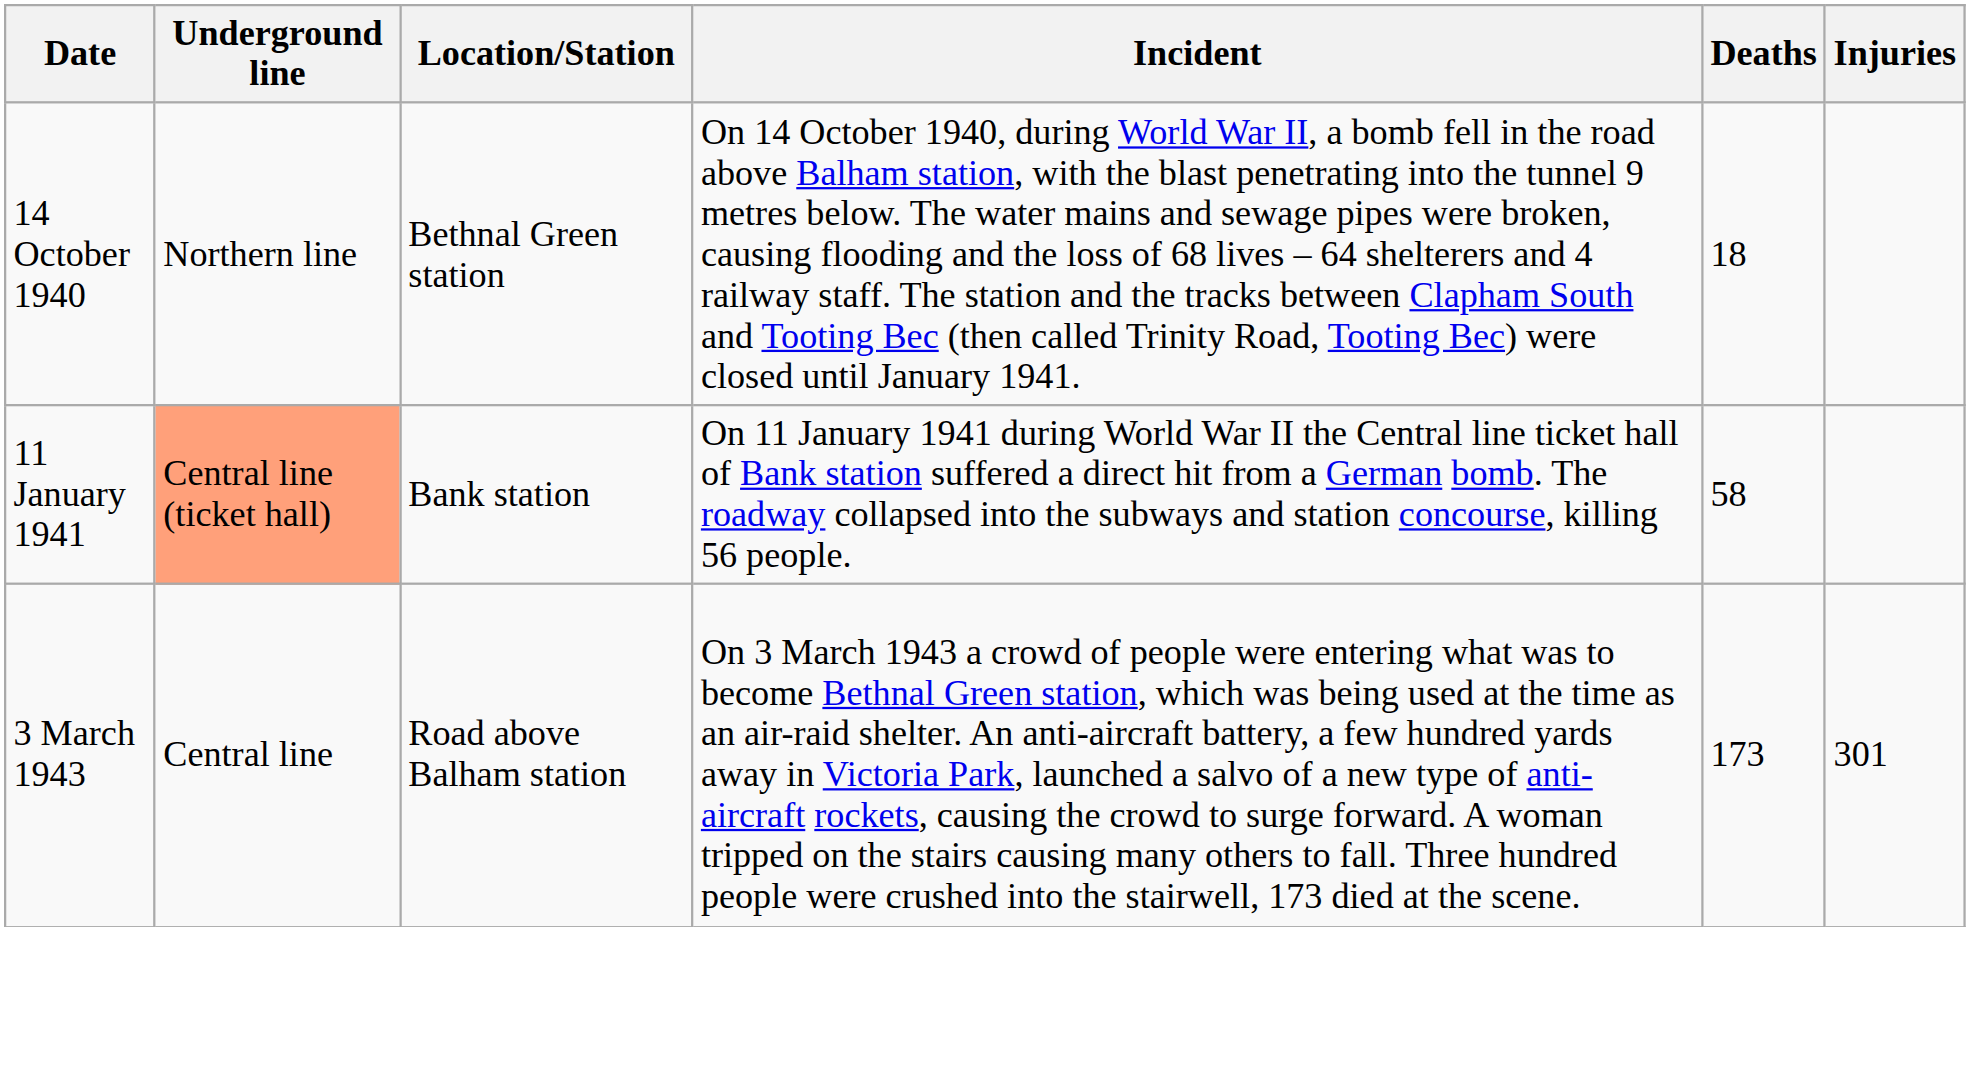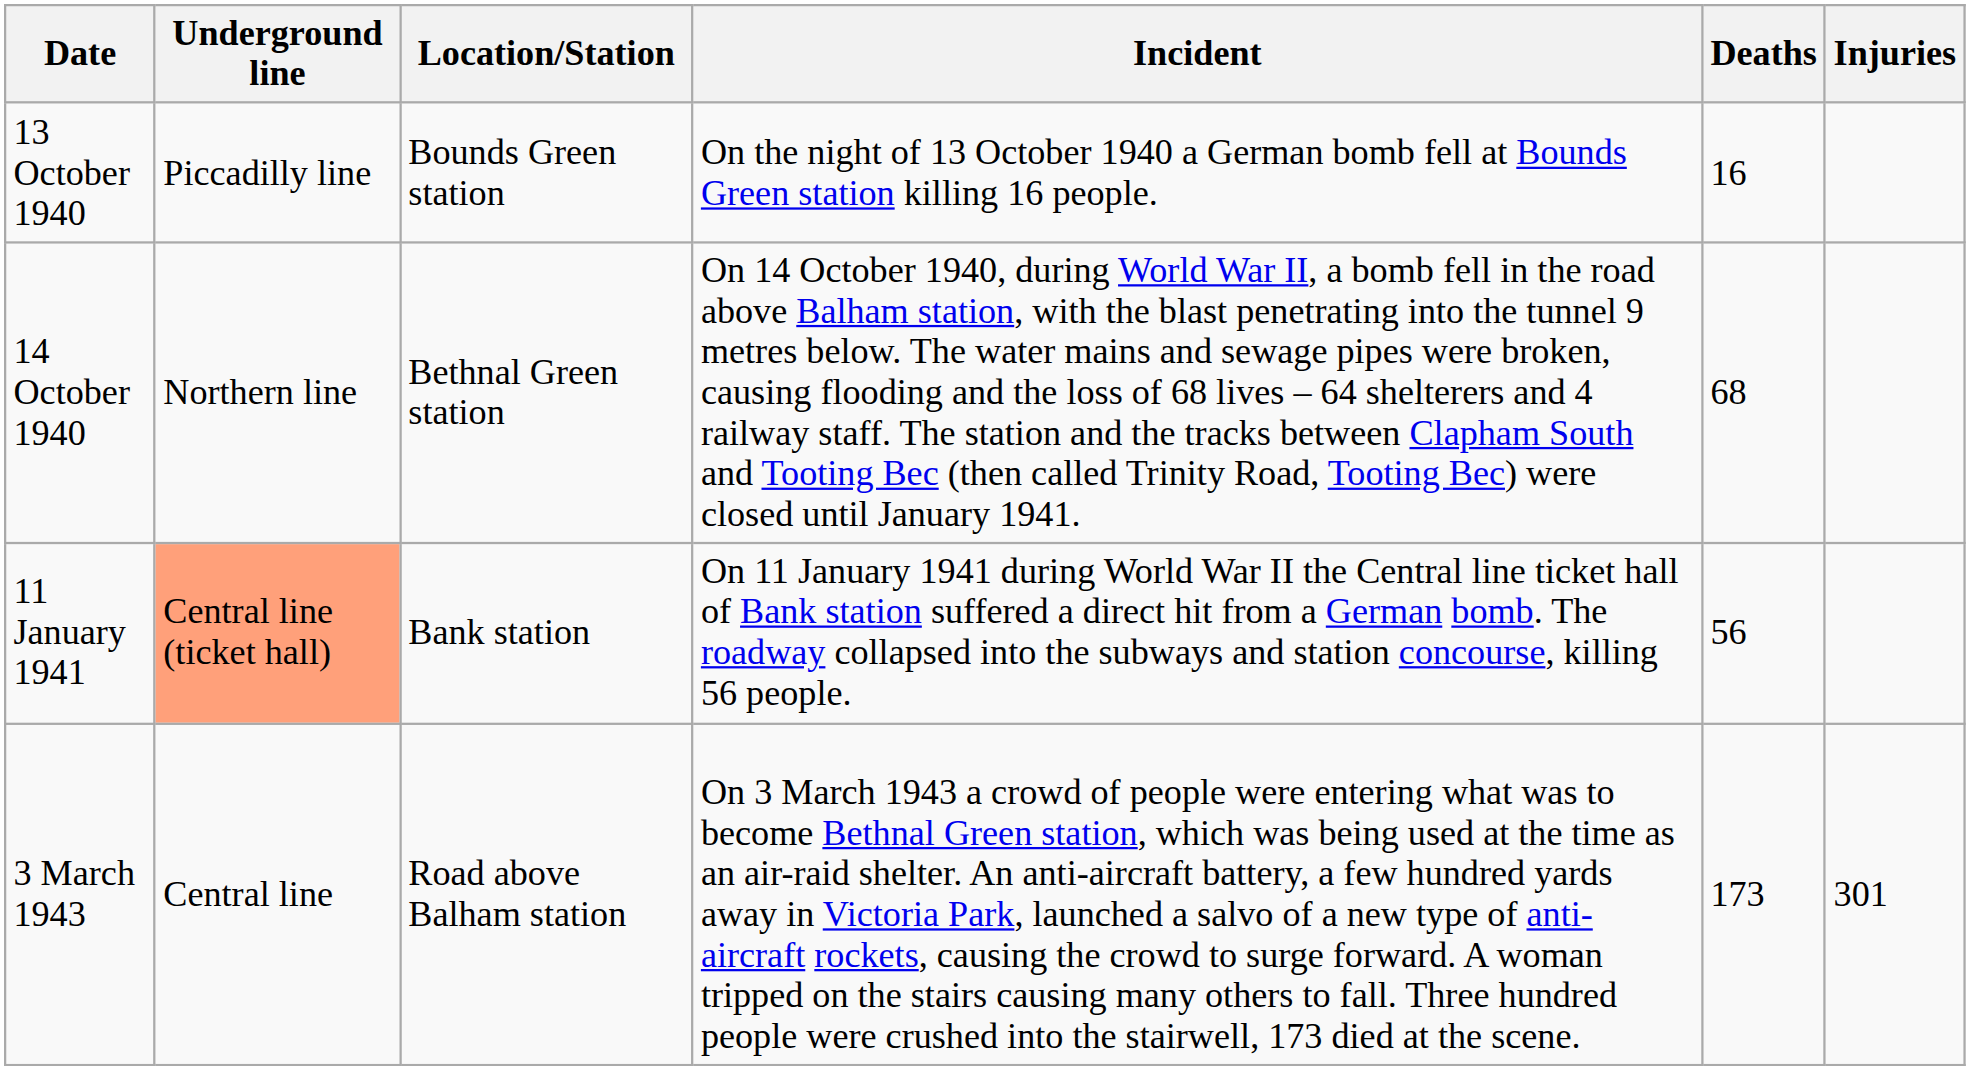+ row: (72, 171)
(1729, 253) 18 -> (1729, 391) 68
(1729, 493) 58 -> (1729, 632) 56
